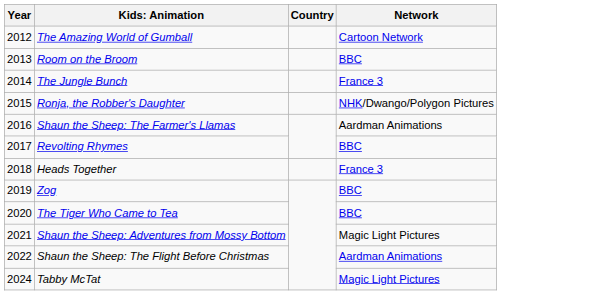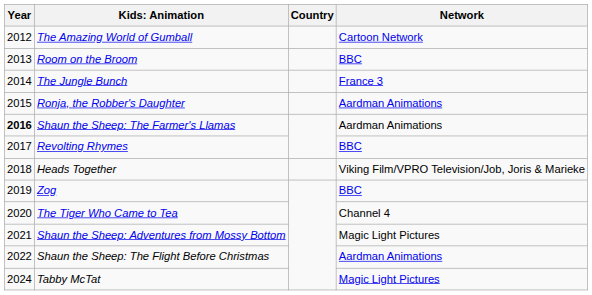(416, 103) NHK/Dwango/Polygon Pictures -> (391, 103) Aardman Animations
(19, 125) normal -> (19, 125) bold
(361, 169) France 3 -> (462, 169) Viking Film/VPRO Television/Job, Joris & Marieke
(350, 213) BBC -> (364, 213) Channel 4
